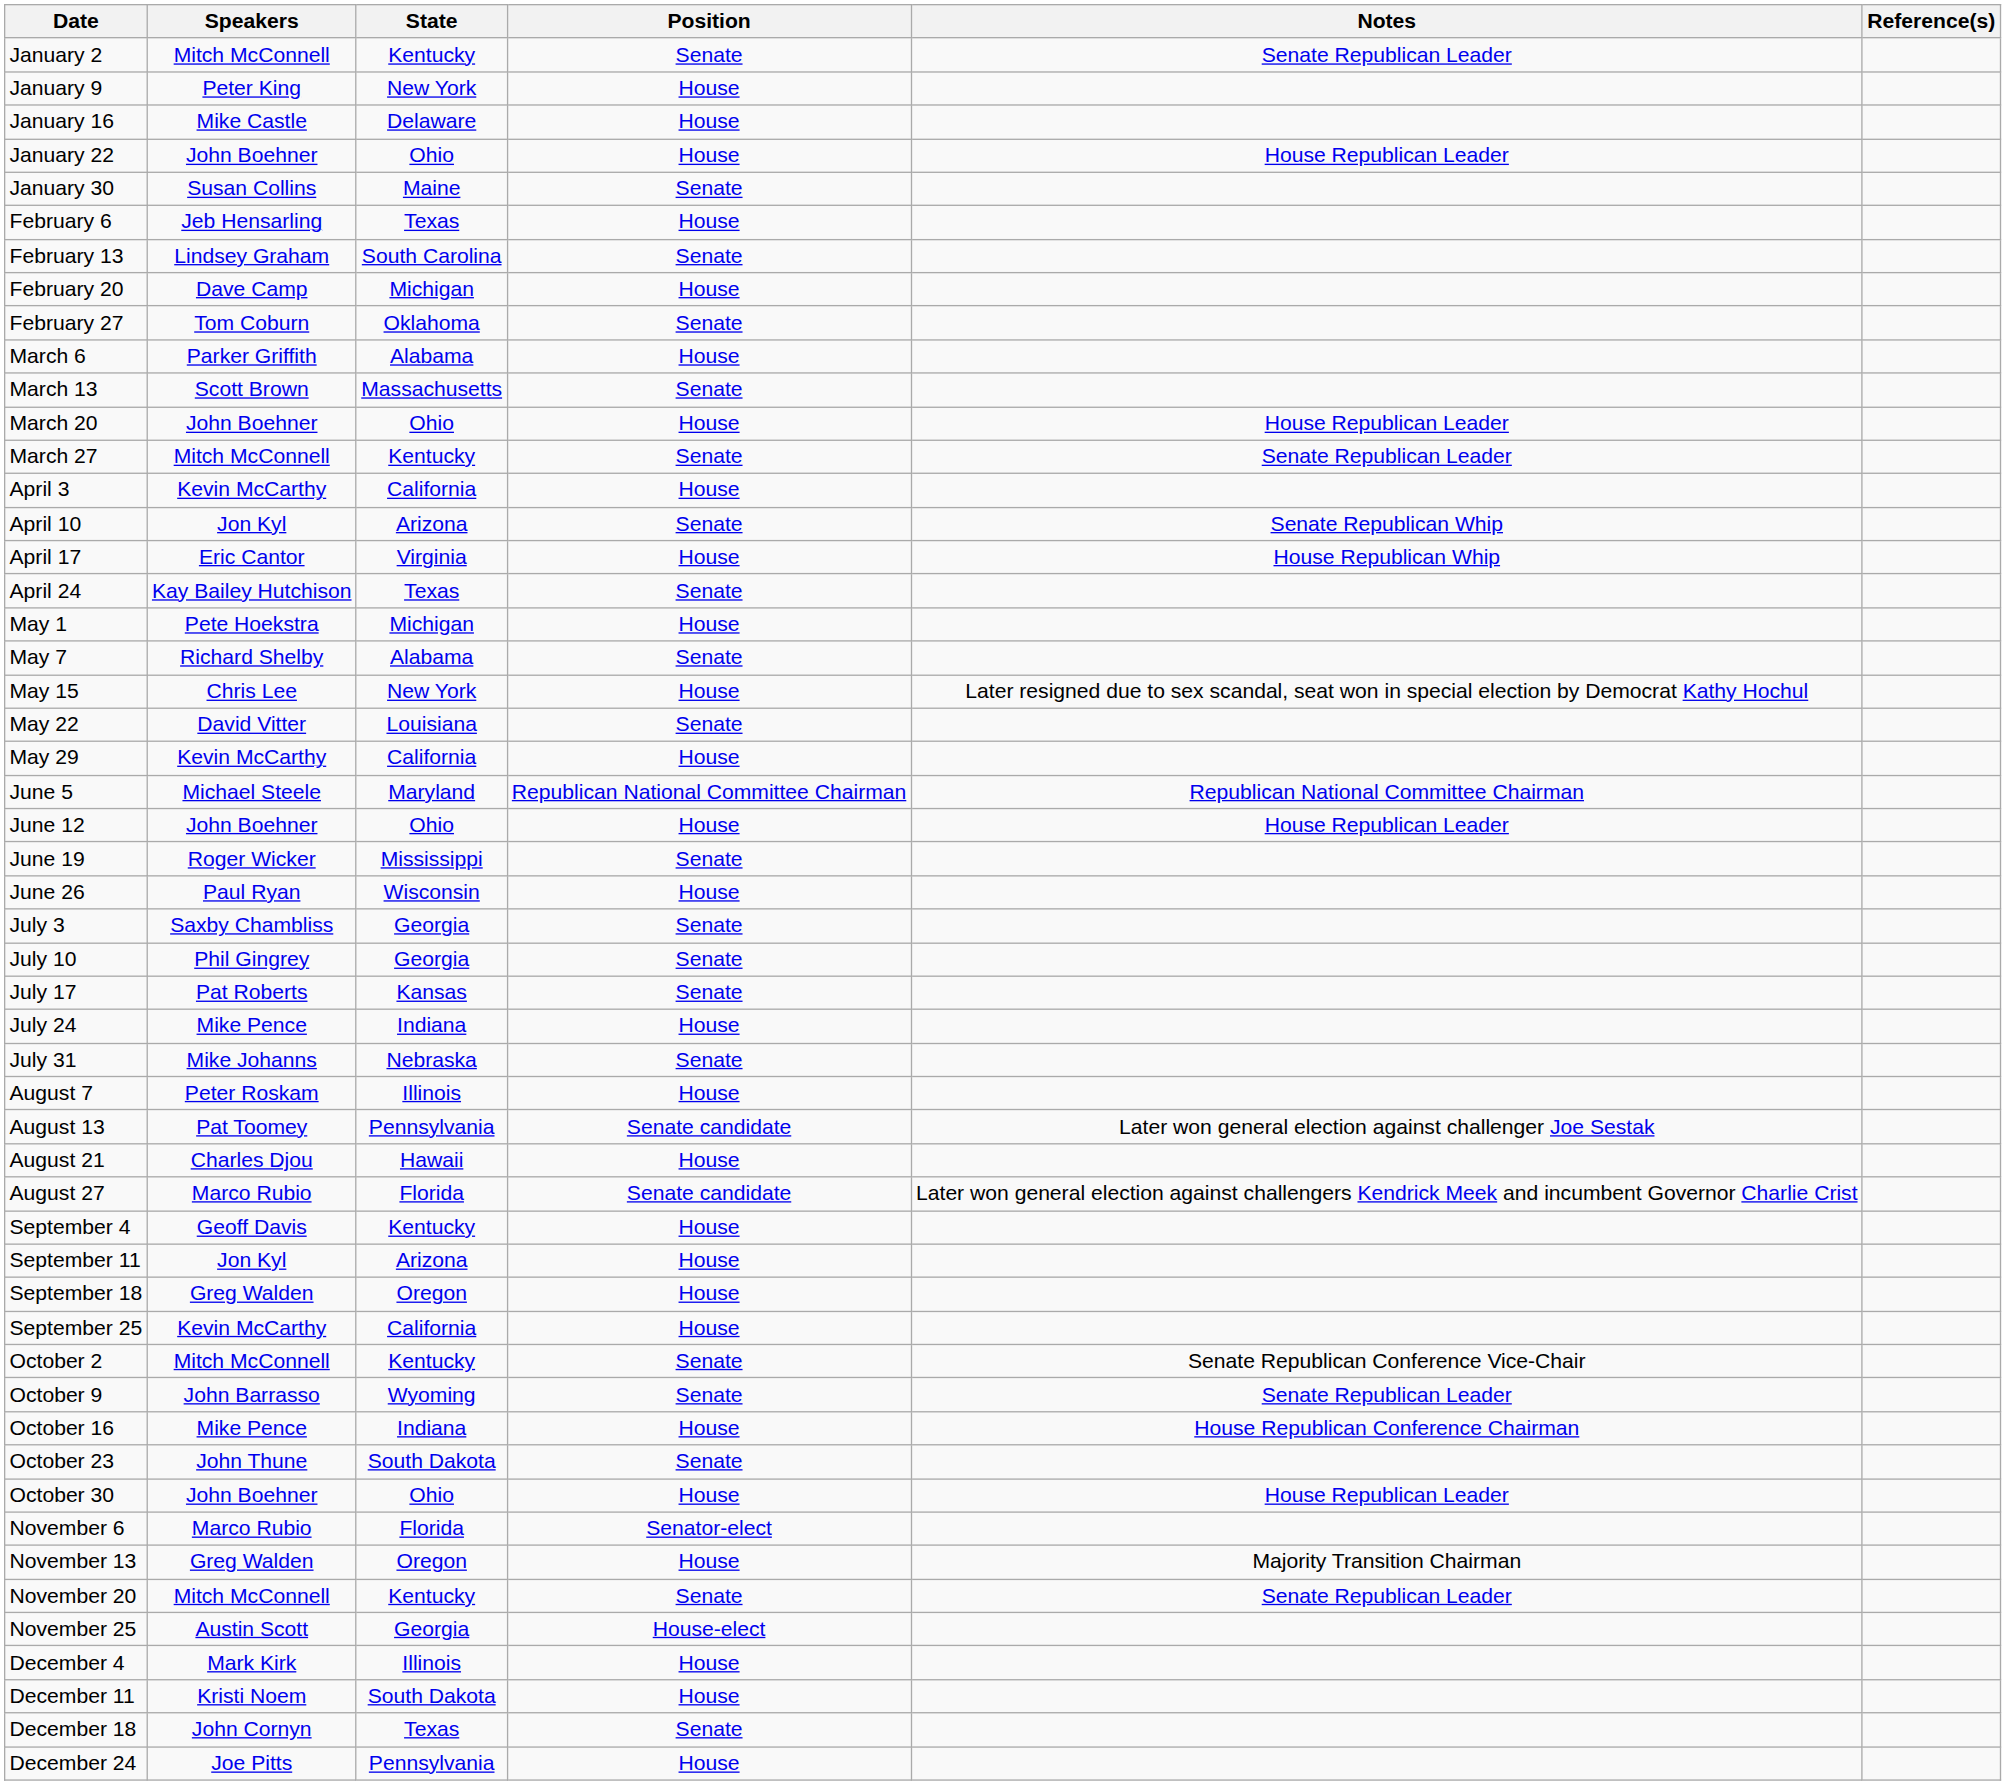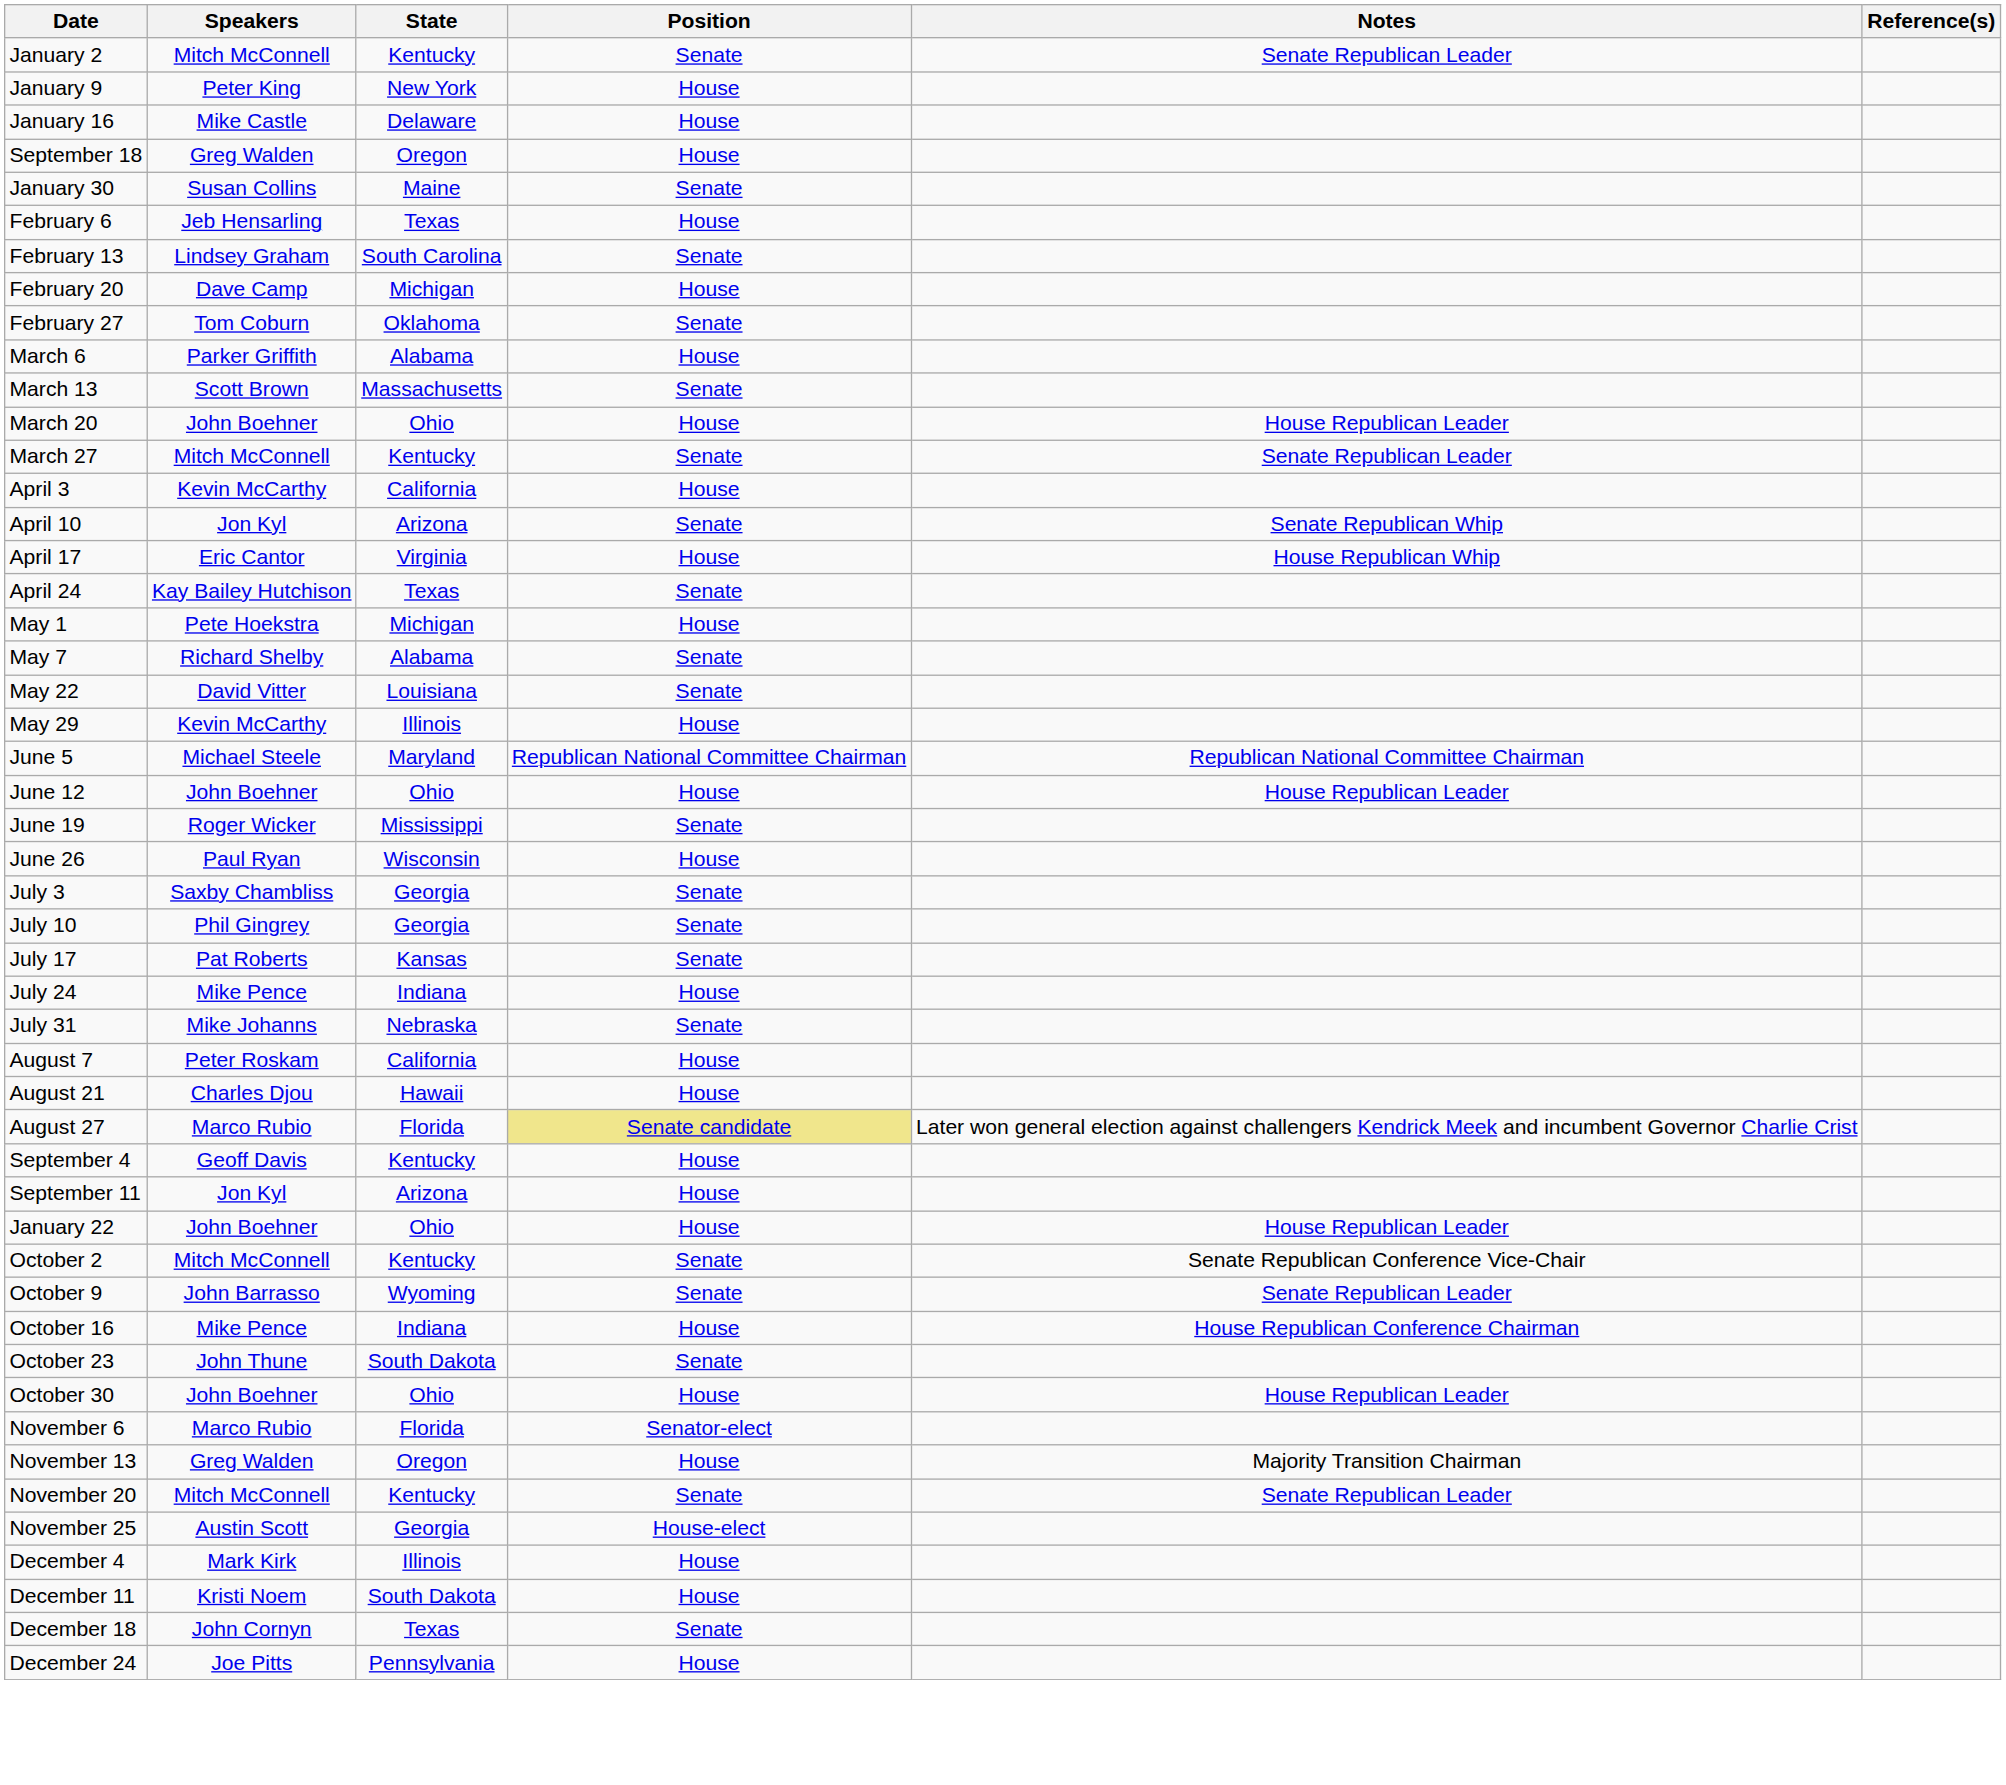rows swapped: (62, 155) <-> (76, 1294)
- row: (44, 691)
(432, 758) California -> (432, 724) Illinois
(432, 1093) Illinois -> (432, 1059) California
- row: (57, 1126)
(709, 1193) no background -> (709, 1126) khaki background
- row: (76, 1327)
